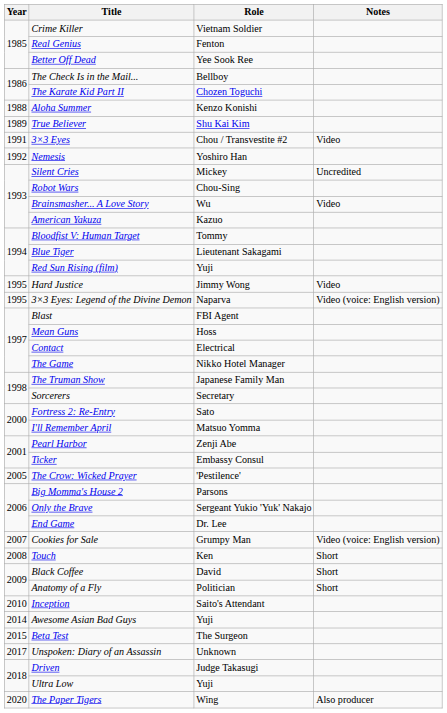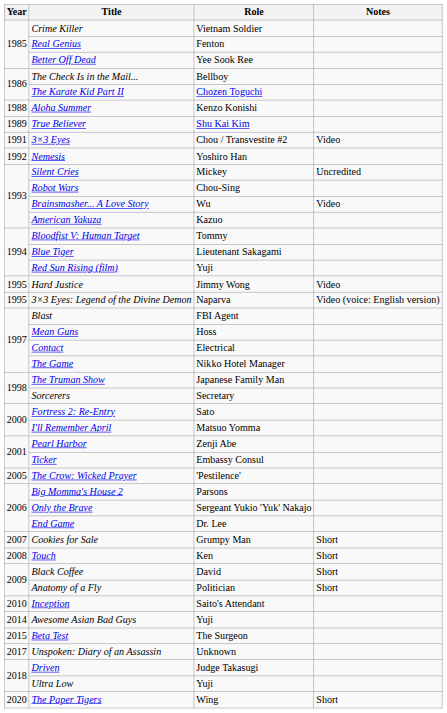(378, 540) Video (voice: English version) -> (327, 540) Short
(345, 699) Also producer -> (327, 699) Short
